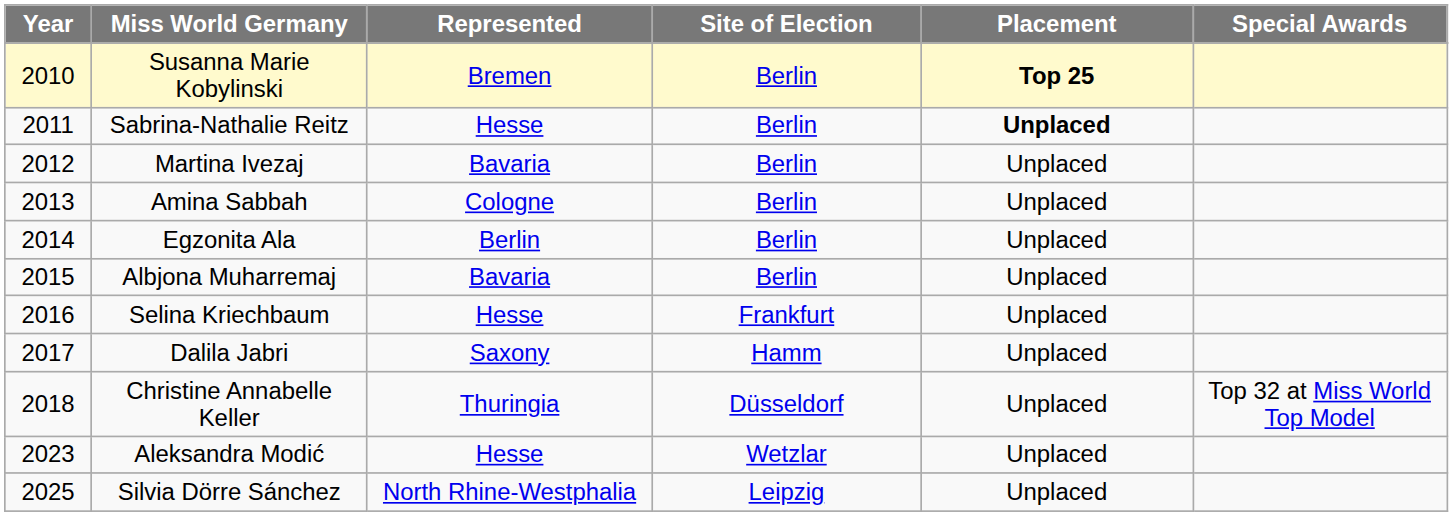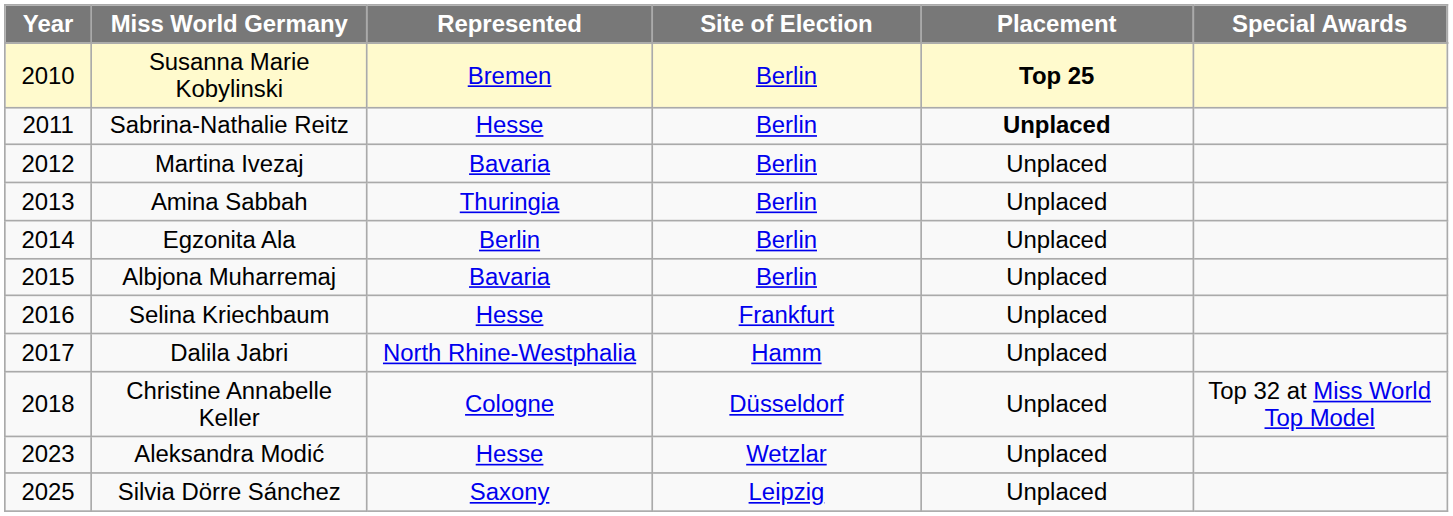(510, 202) Cologne -> (510, 202) Thuringia
(510, 353) Saxony -> (510, 353) North Rhine-Westphalia
(510, 404) Thuringia -> (510, 404) Cologne
(510, 493) North Rhine-Westphalia -> (510, 493) Saxony
